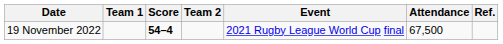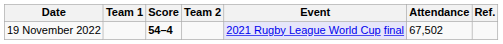(315, 30) no background -> (315, 30) lavender background
(426, 30) 67,500 -> (426, 30) 67,502
